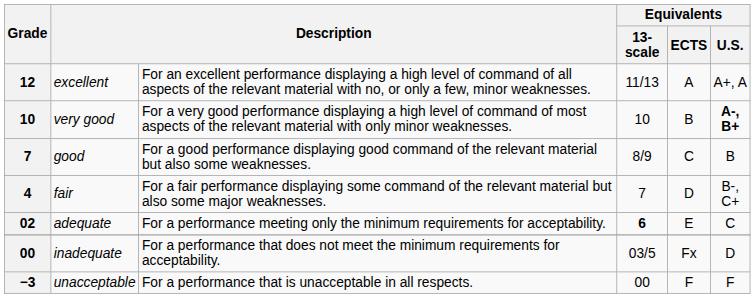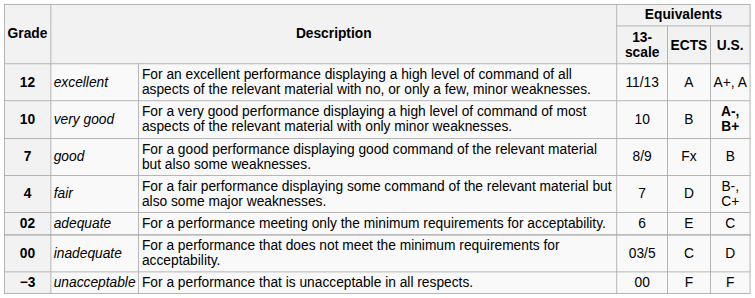(689, 156) C -> (689, 156) Fx
(642, 223) bold -> (642, 223) normal
(689, 253) Fx -> (689, 253) C
